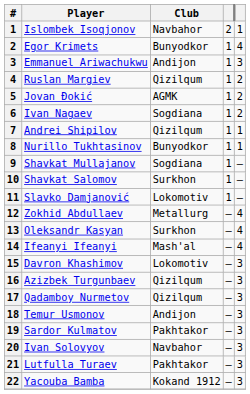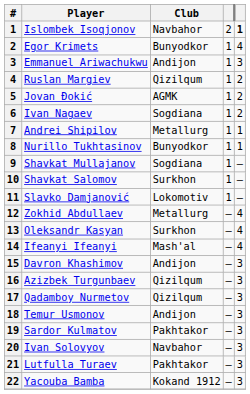(240, 30) normal -> (240, 30) bold
(177, 130) Qizilqum -> (180, 130) Metallurg
(180, 264) Lokomotiv -> (174, 264) Andijon
